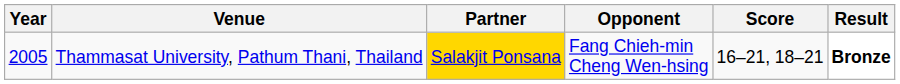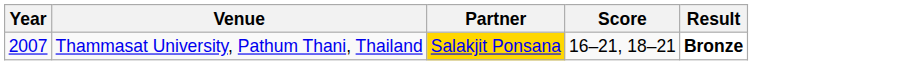- column: (639, 19)
(28, 56) 2005 -> (28, 46) 2007
